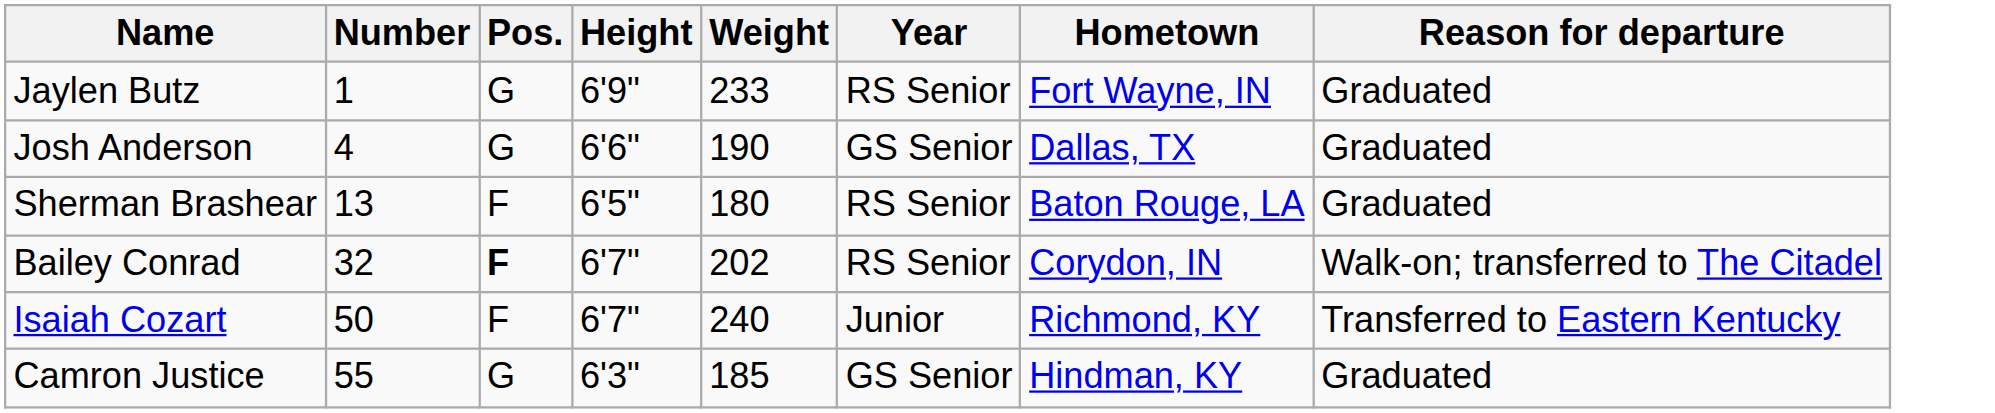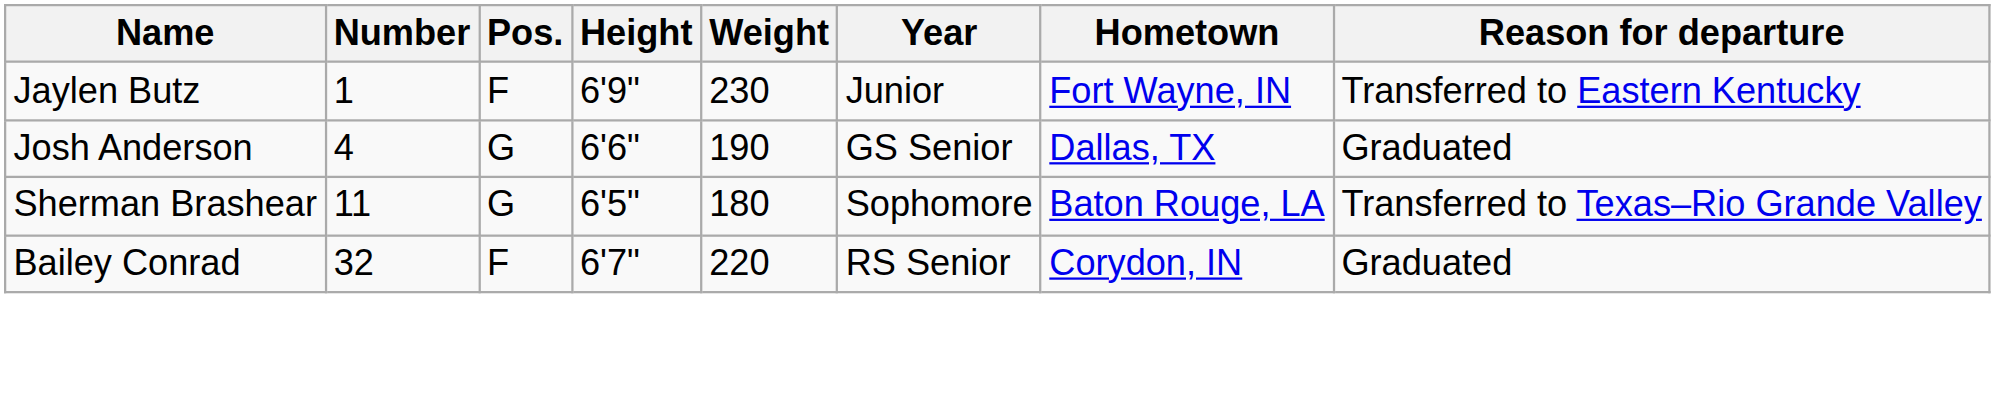(501, 90) G -> (498, 90) F
(739, 90) 233 -> (739, 90) 230
(928, 90) RS Senior -> (895, 90) Junior
(1407, 90) Graduated -> (1601, 90) Transferred to Eastern Kentucky
(354, 205) 13 -> (352, 205) 11
(498, 205) F -> (501, 205) G
(928, 205) RS Senior -> (939, 205) Sophomore
(1407, 205) Graduated -> (1662, 205) Transferred to Texas–Rio Grande Valley
(498, 262) bold -> (498, 262) normal
(739, 262) 202 -> (739, 262) 220
(1602, 262) Walk-on; transferred to The Citadel -> (1427, 262) Graduated
- row: (120, 319)
- row: (139, 377)
